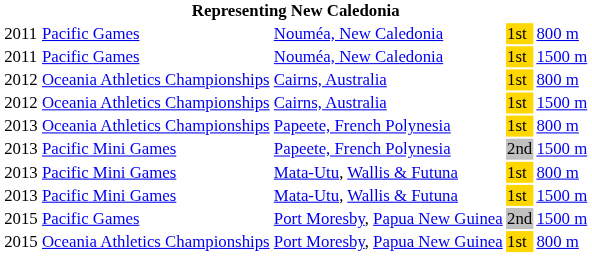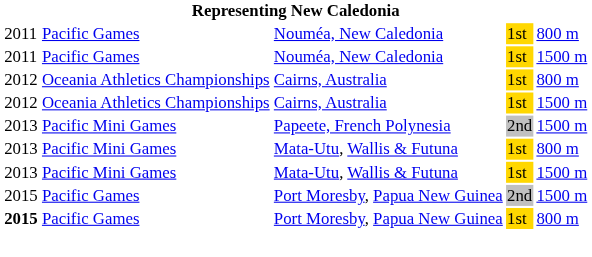- row: (362, 126)
(21, 241) normal -> (21, 218) bold
(156, 241) Oceania Athletics Championships -> (91, 218) Pacific Games
